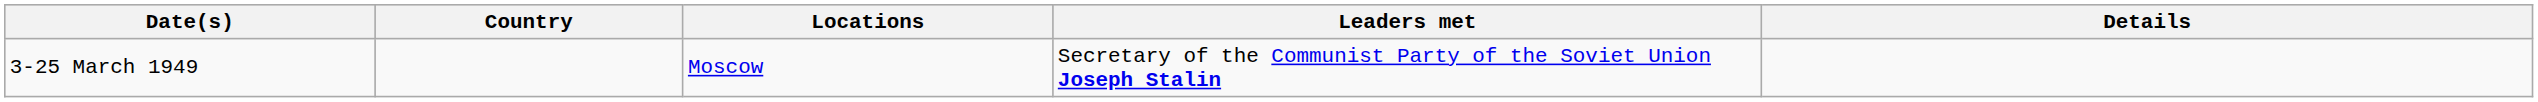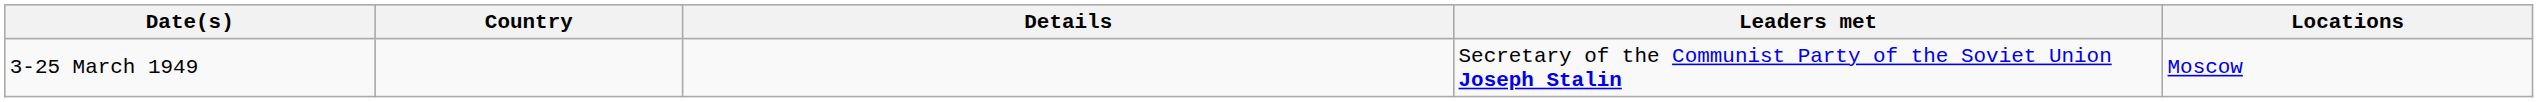columns swapped: (868, 22) <-> (2147, 22)
